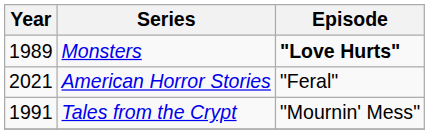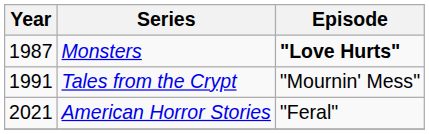(31, 50) 1989 -> (31, 50) 1987
rows swapped: (149, 112) <-> (166, 81)
